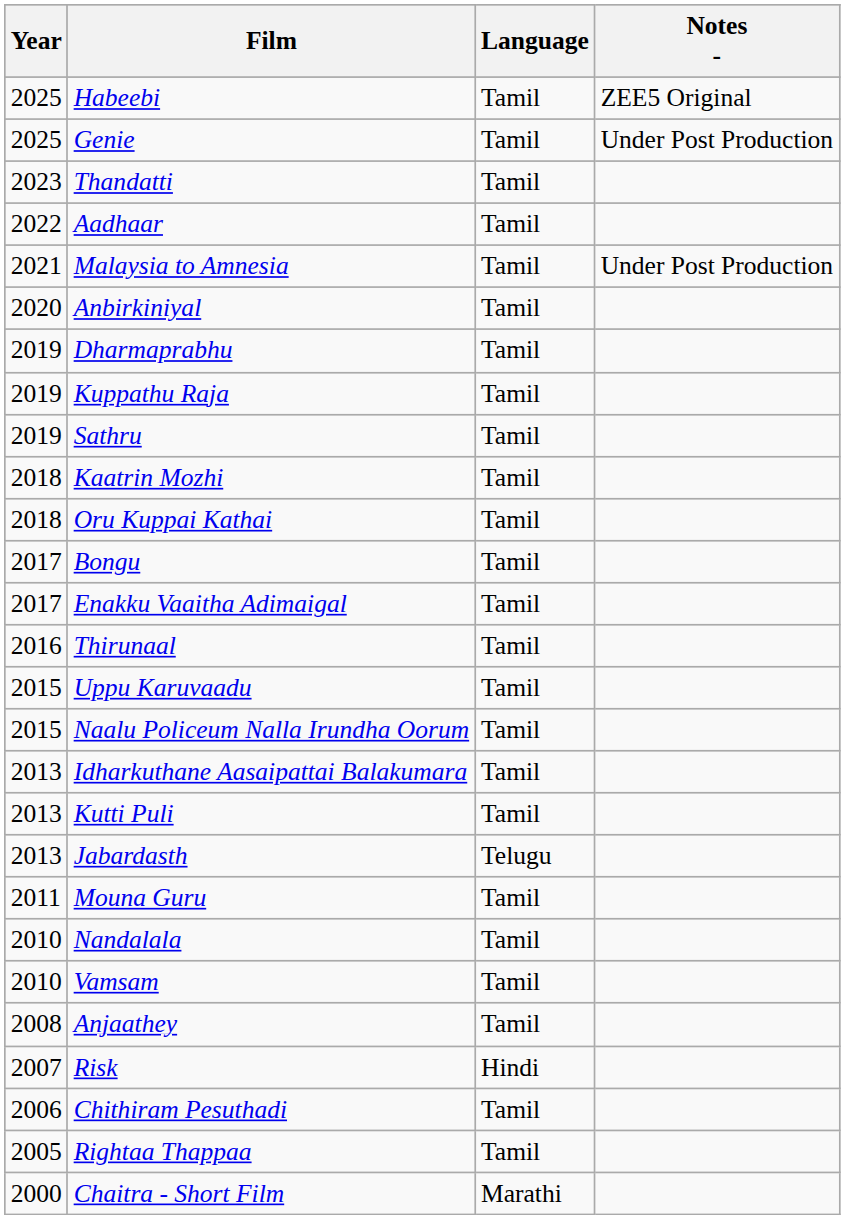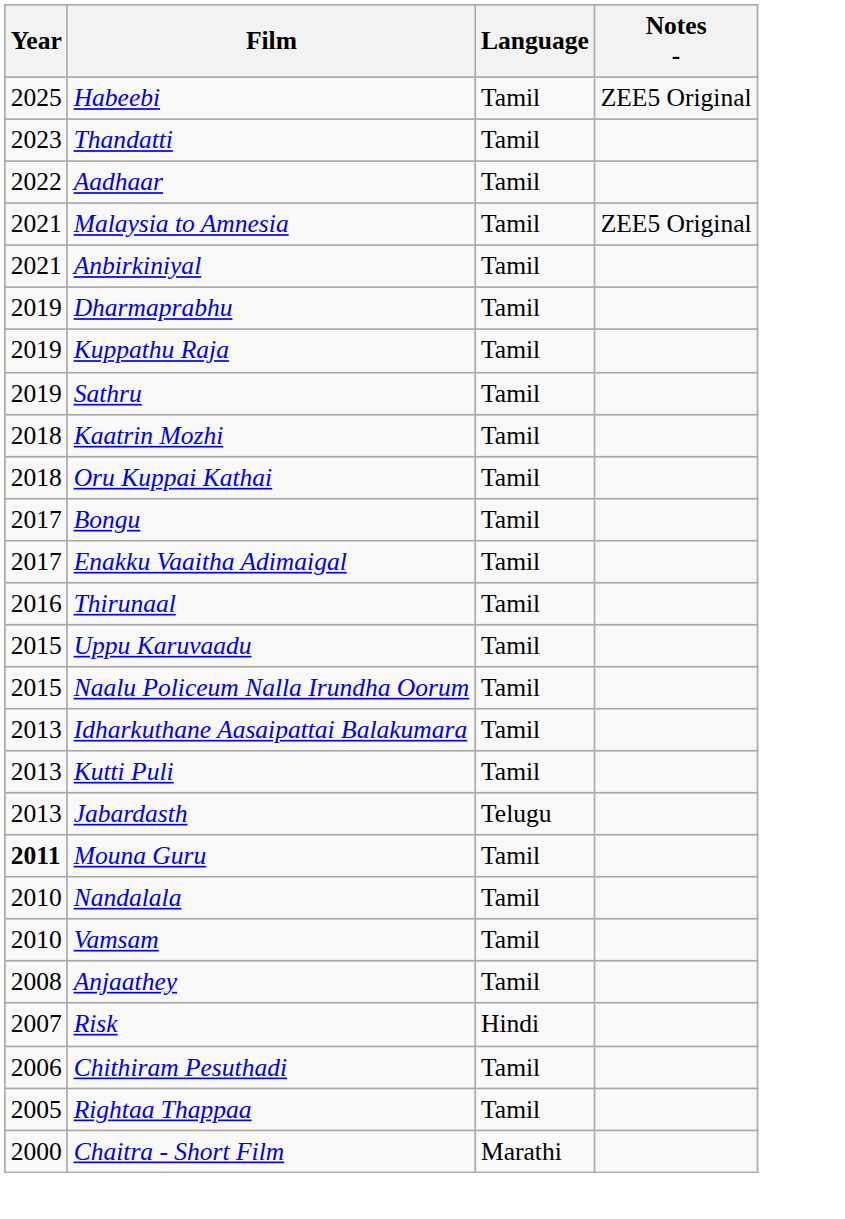- row: (104, 140)
(717, 266) Under Post Production -> (676, 224) ZEE5 Original
(36, 308) 2020 -> (36, 266) 2021
(36, 898) normal -> (36, 855) bold
